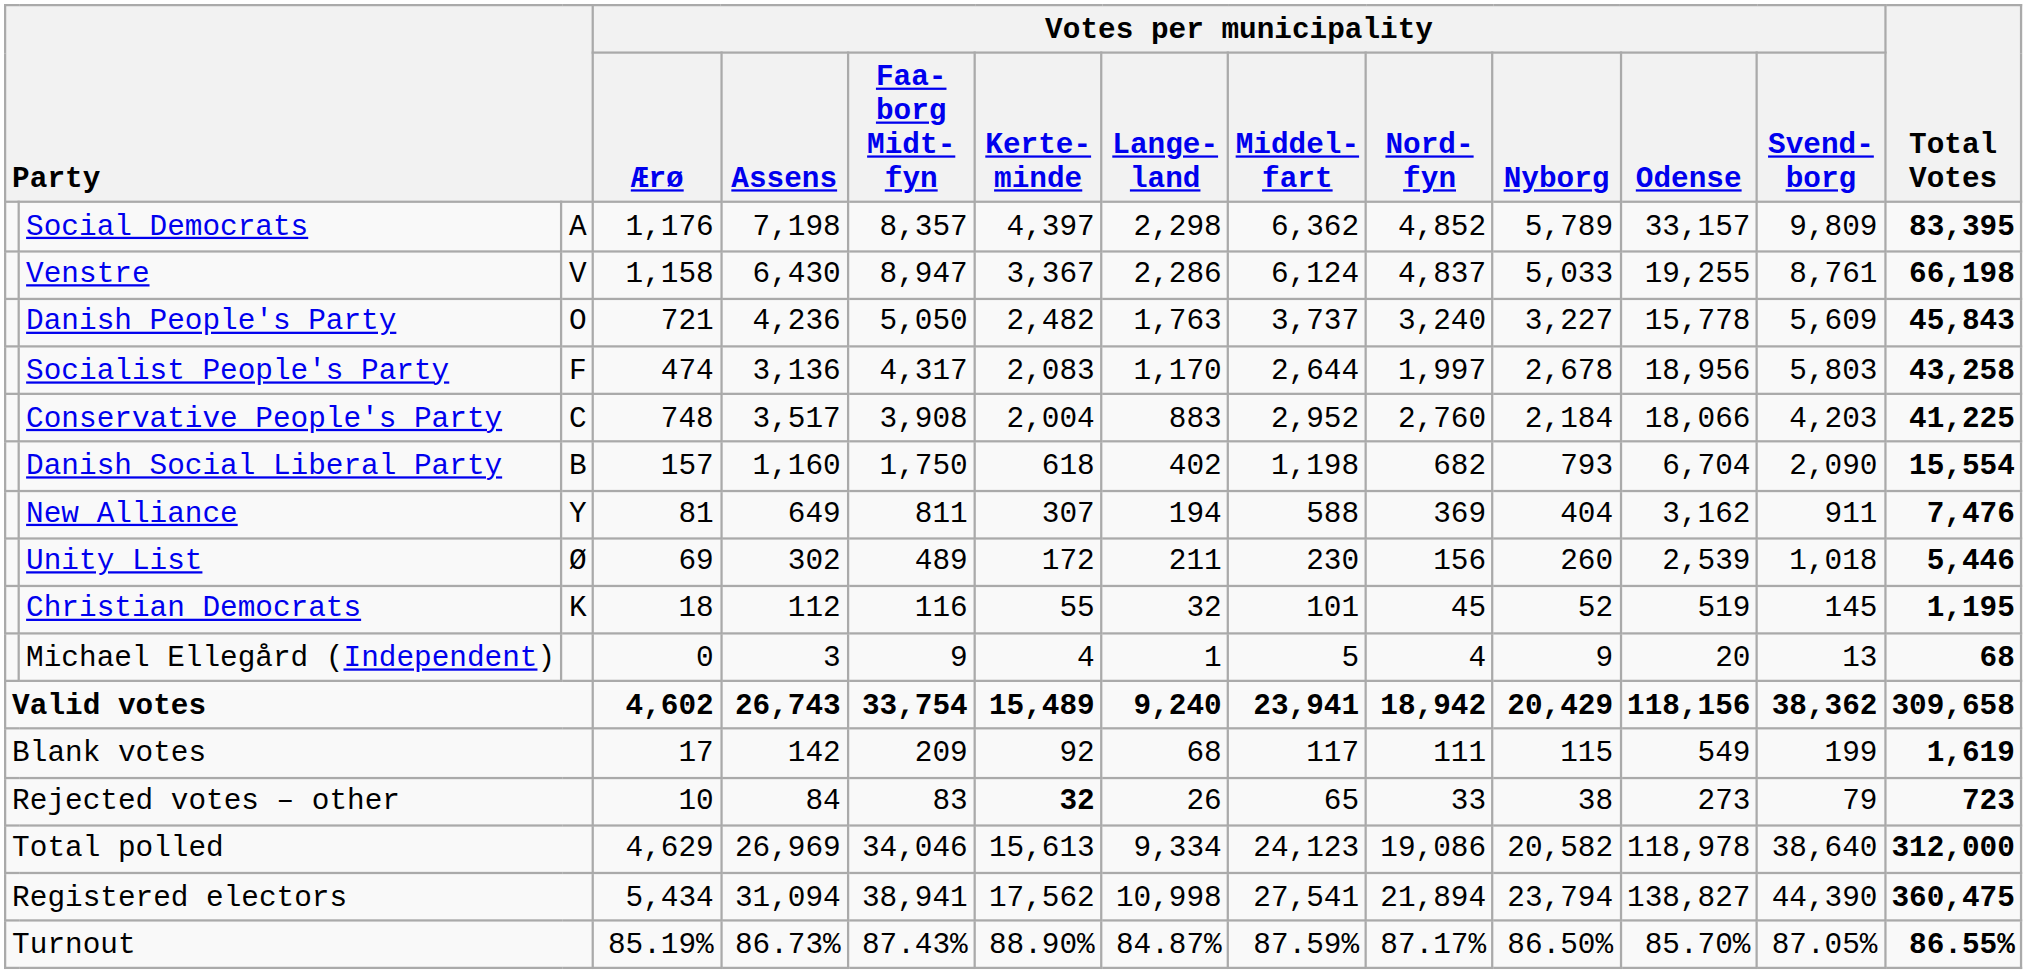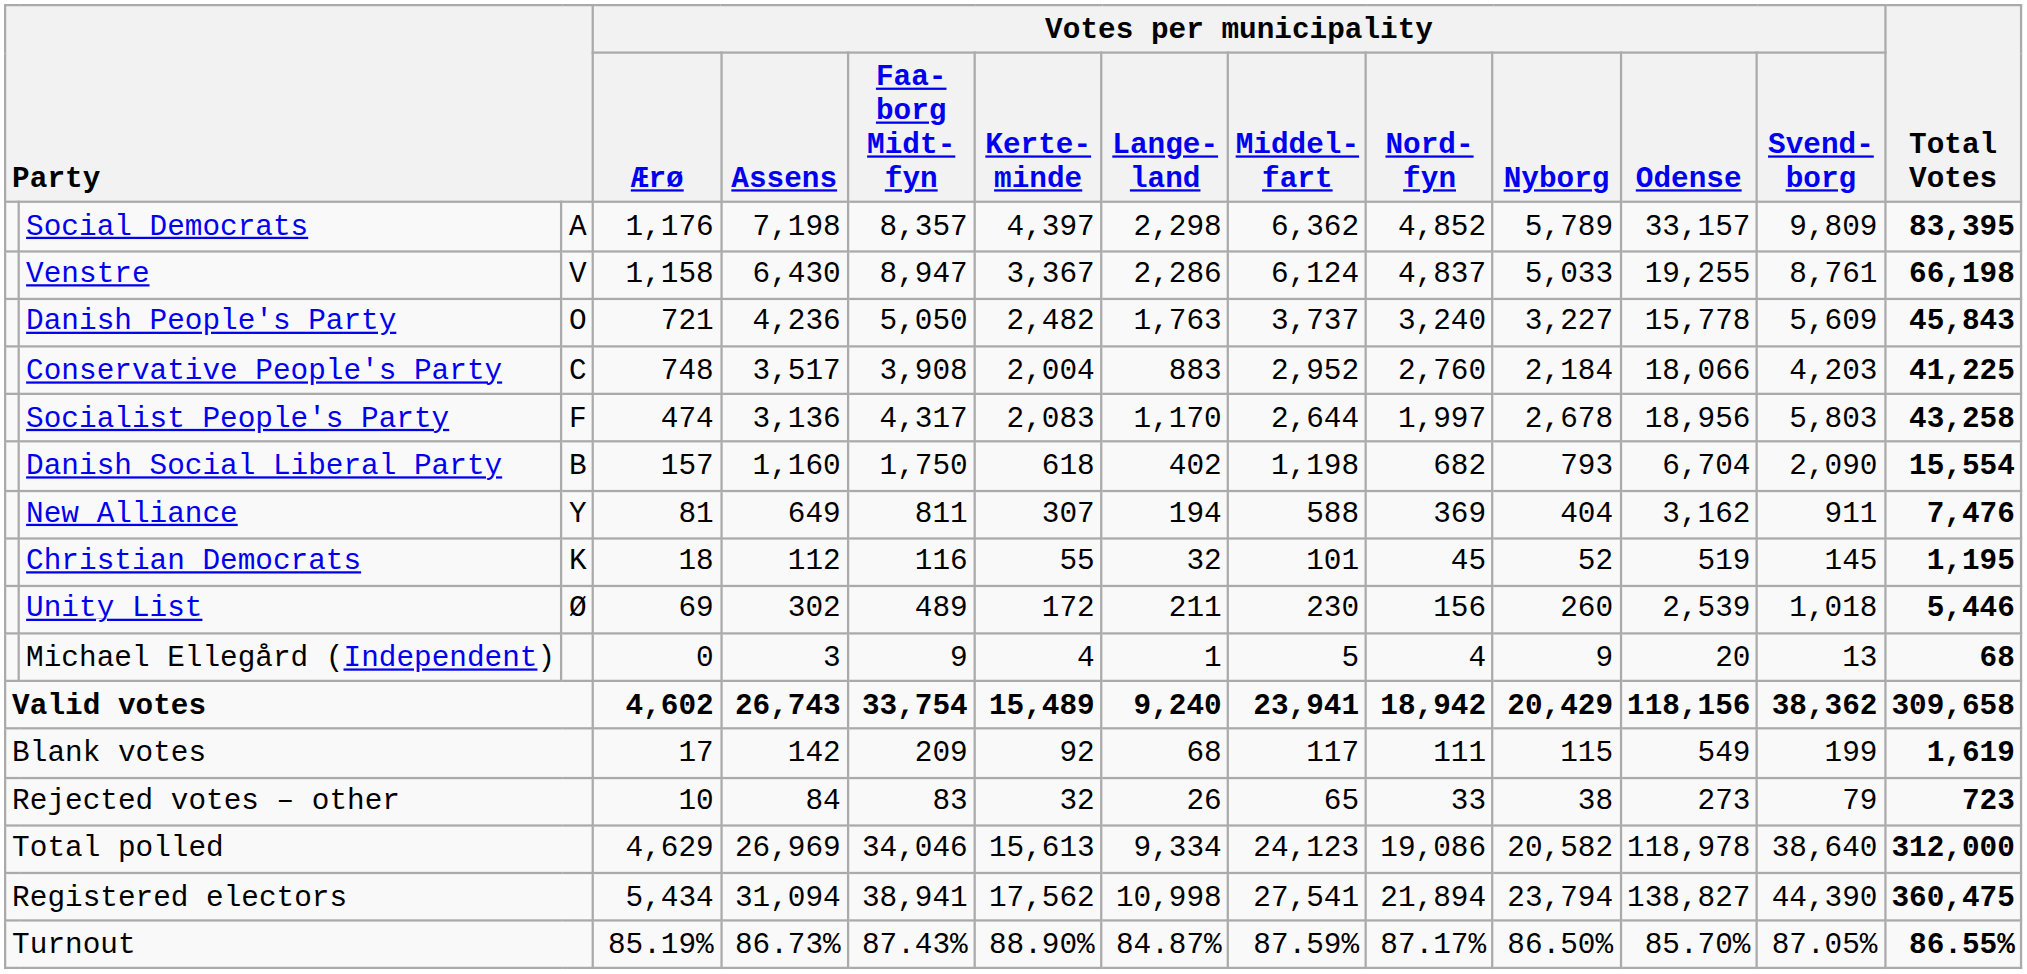rows swapped: (238, 370) <-> (264, 418)
rows swapped: (114, 562) <-> (194, 610)
(1077, 801) bold -> (1077, 801) normal
